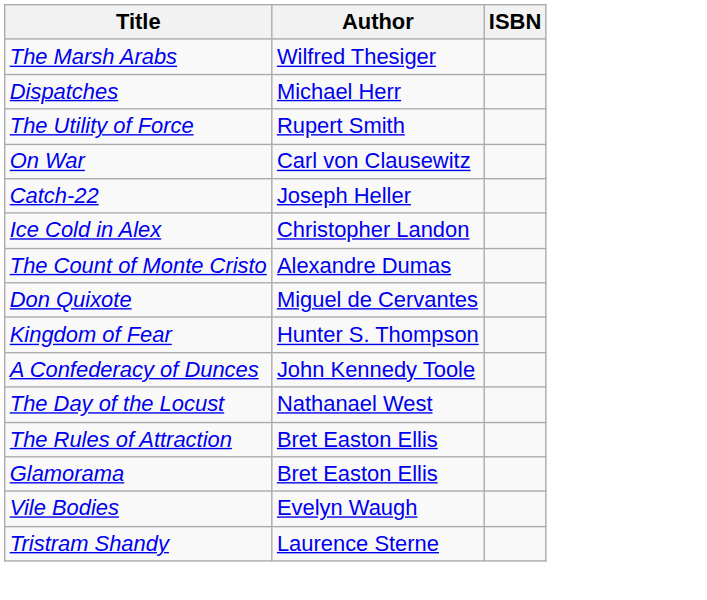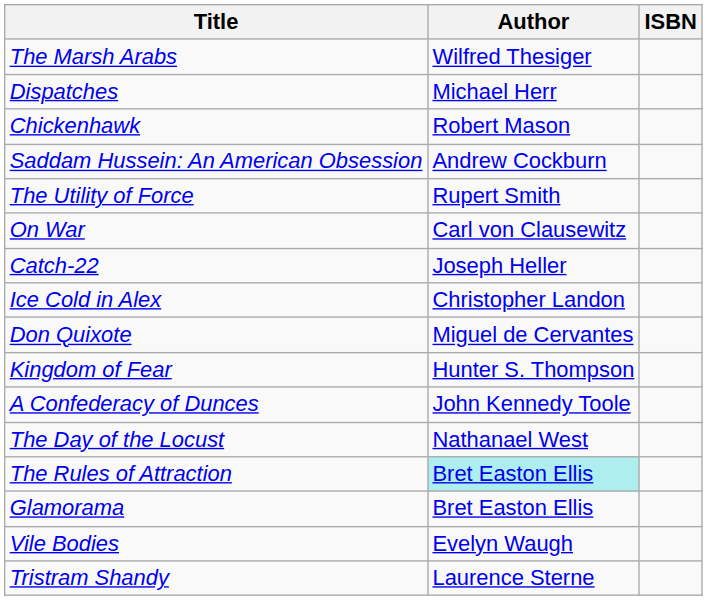+ row: (75, 126)
+ row: (216, 160)
- row: (138, 265)
(357, 439) no background -> (513, 473) paleturquoise background
